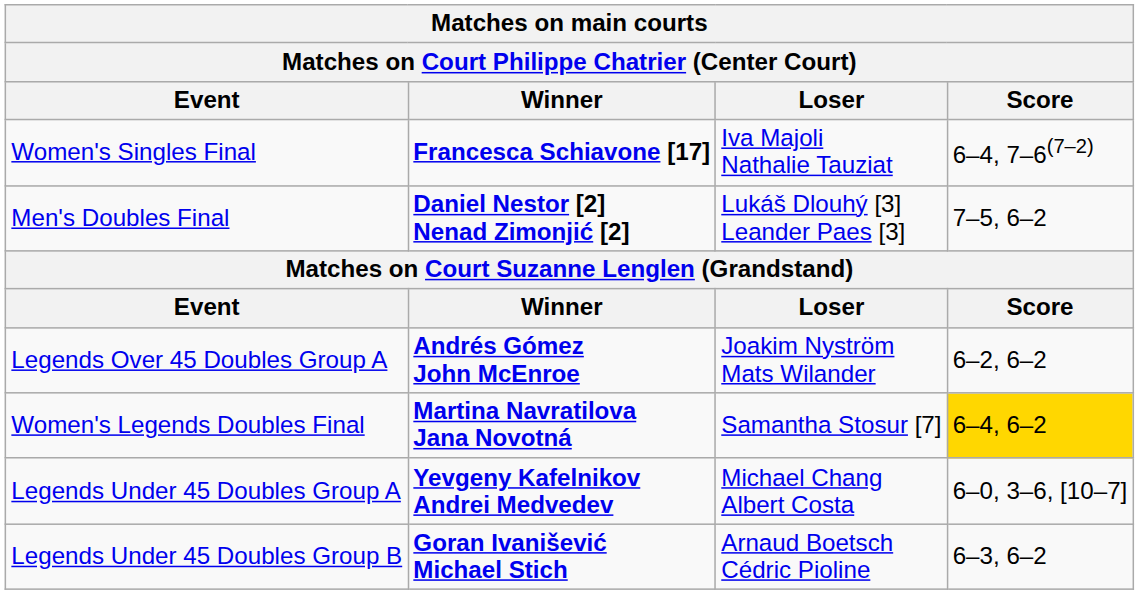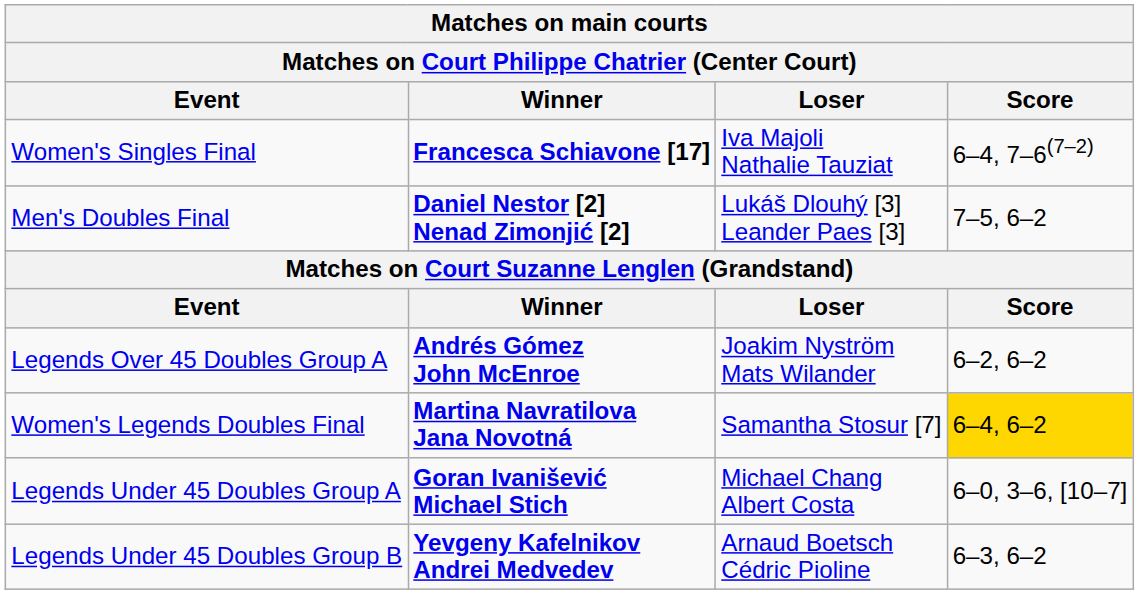(527, 490) Yevgeny Kafelnikov Andrei Medvedev -> (510, 490) Goran Ivanišević Michael Stich
(510, 556) Goran Ivanišević Michael Stich -> (527, 556) Yevgeny Kafelnikov Andrei Medvedev
